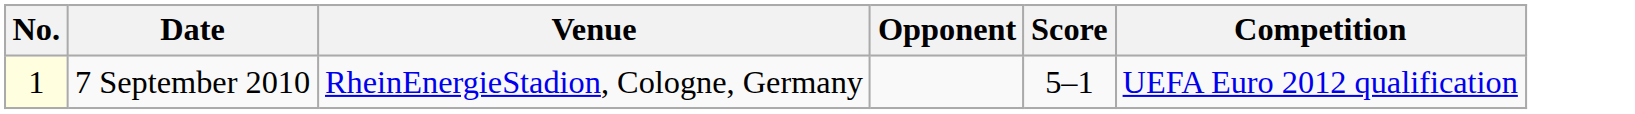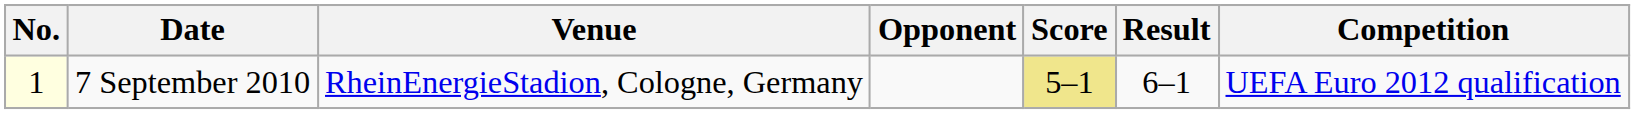+ column: (1167, 30)
(1069, 81) no background -> (1069, 81) khaki background
